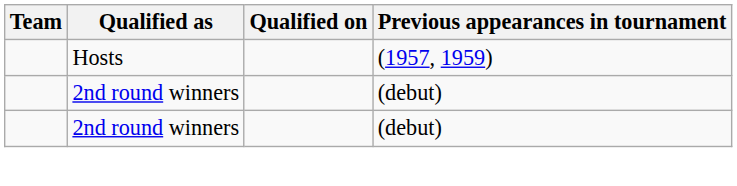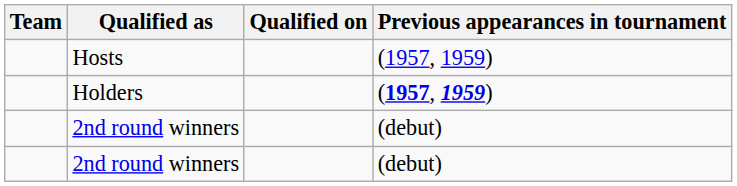+ row: (108, 92)
